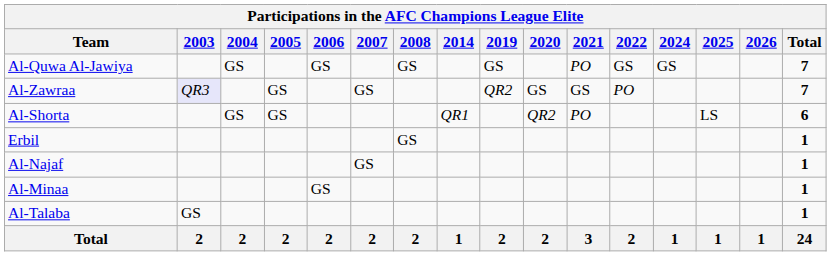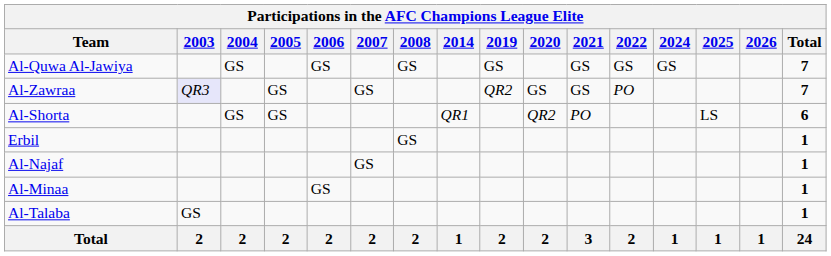(581, 66) PO -> (580, 66) GS
